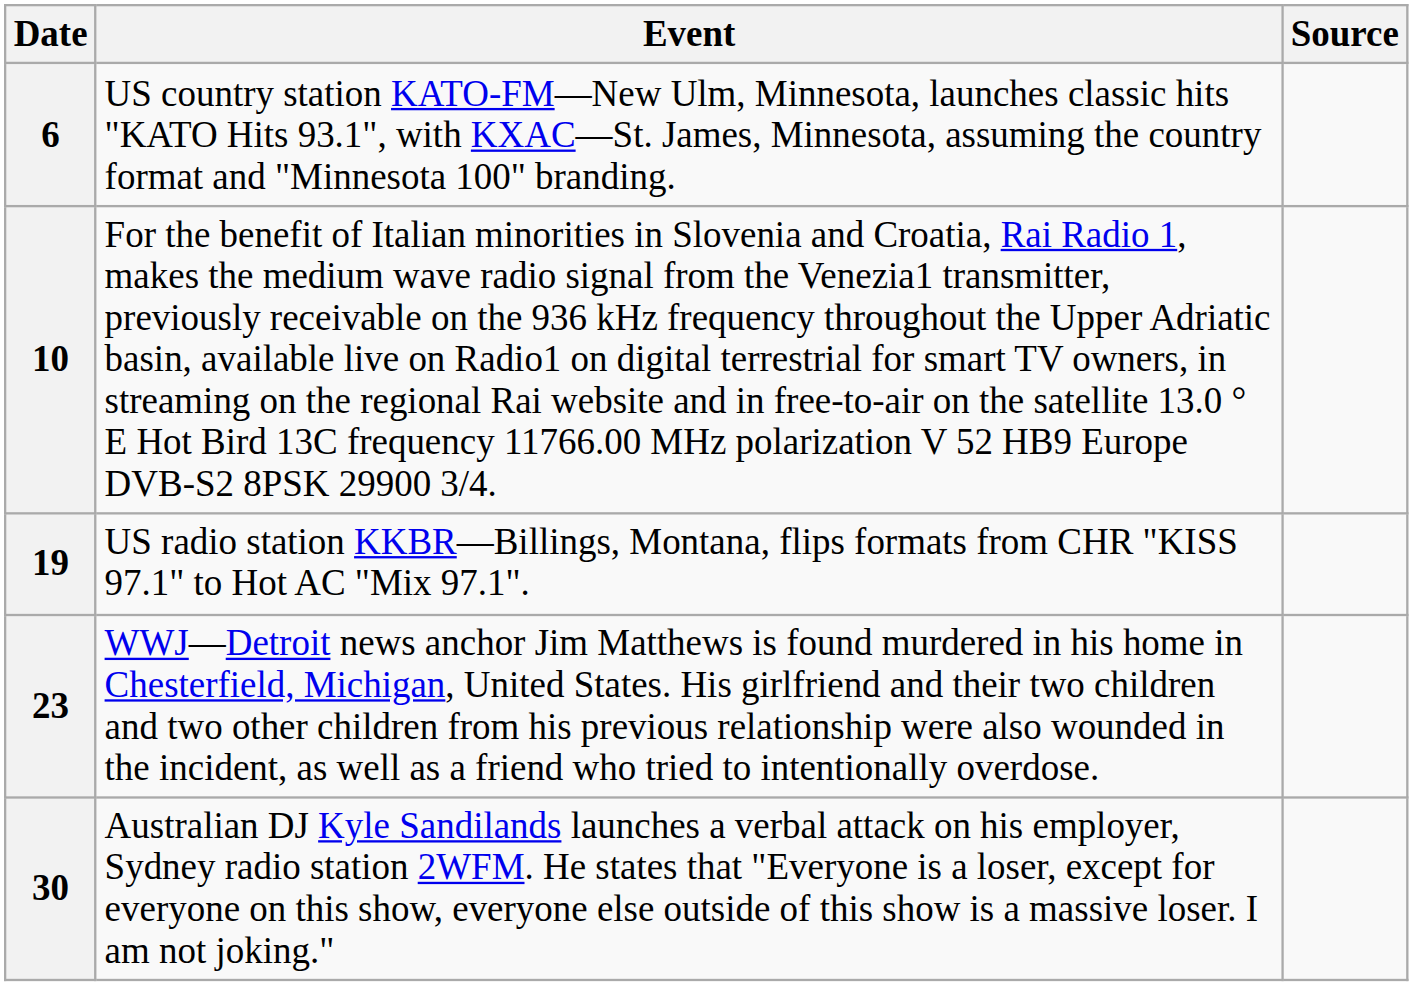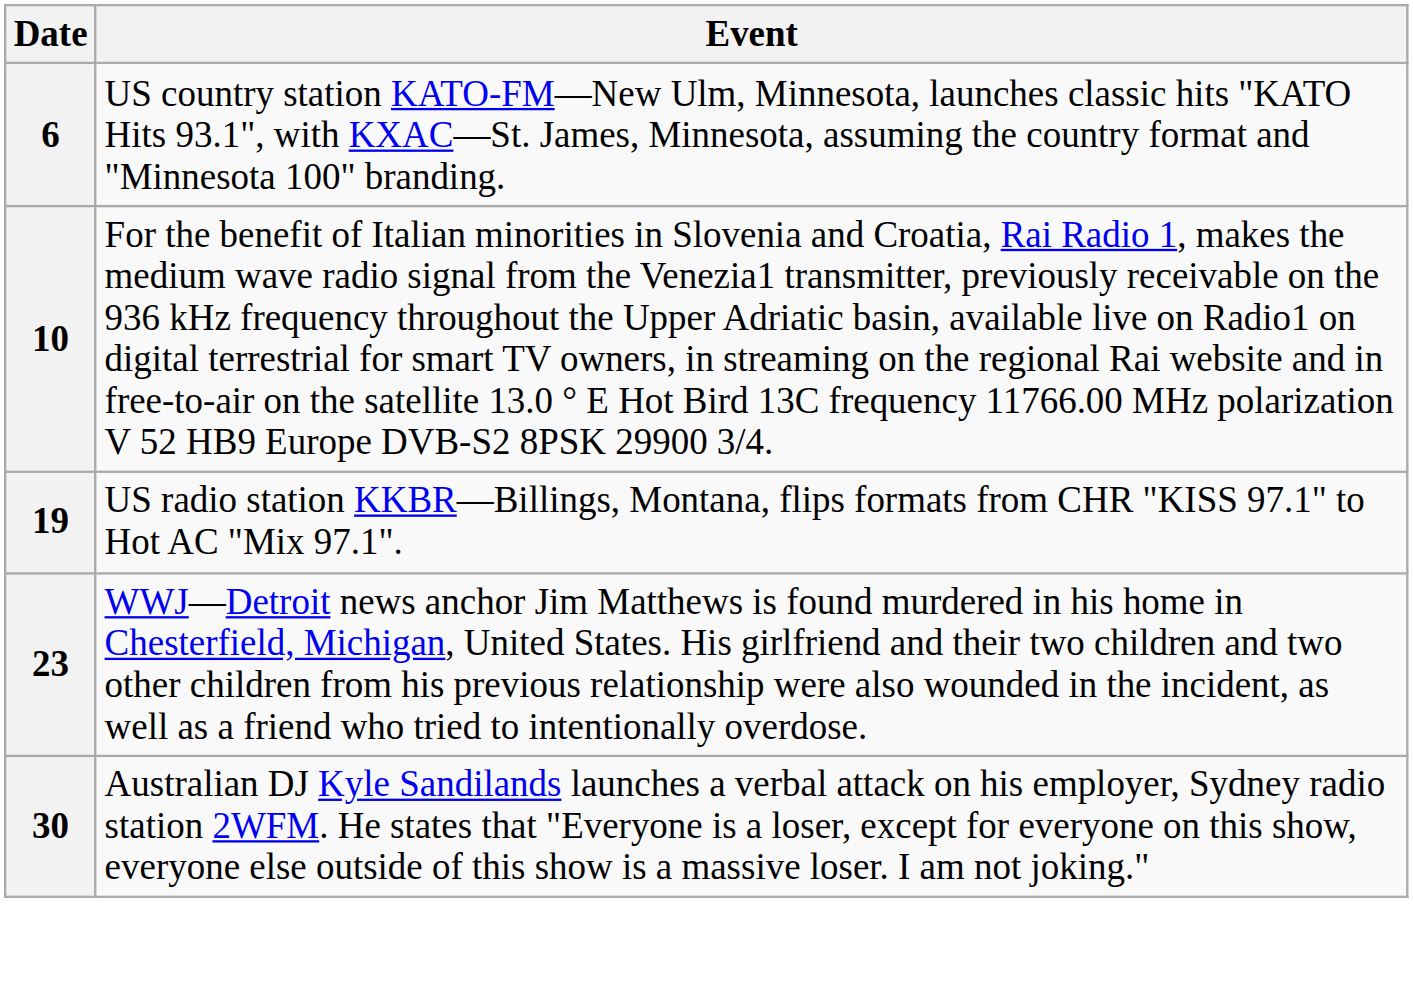- column: (1345, 33)
